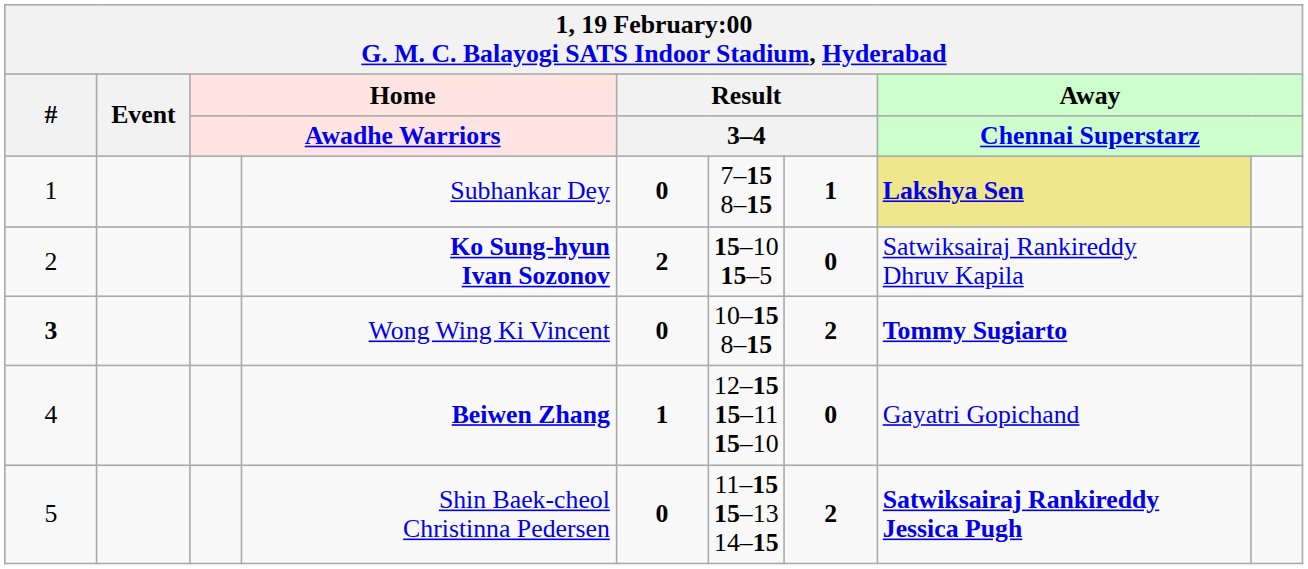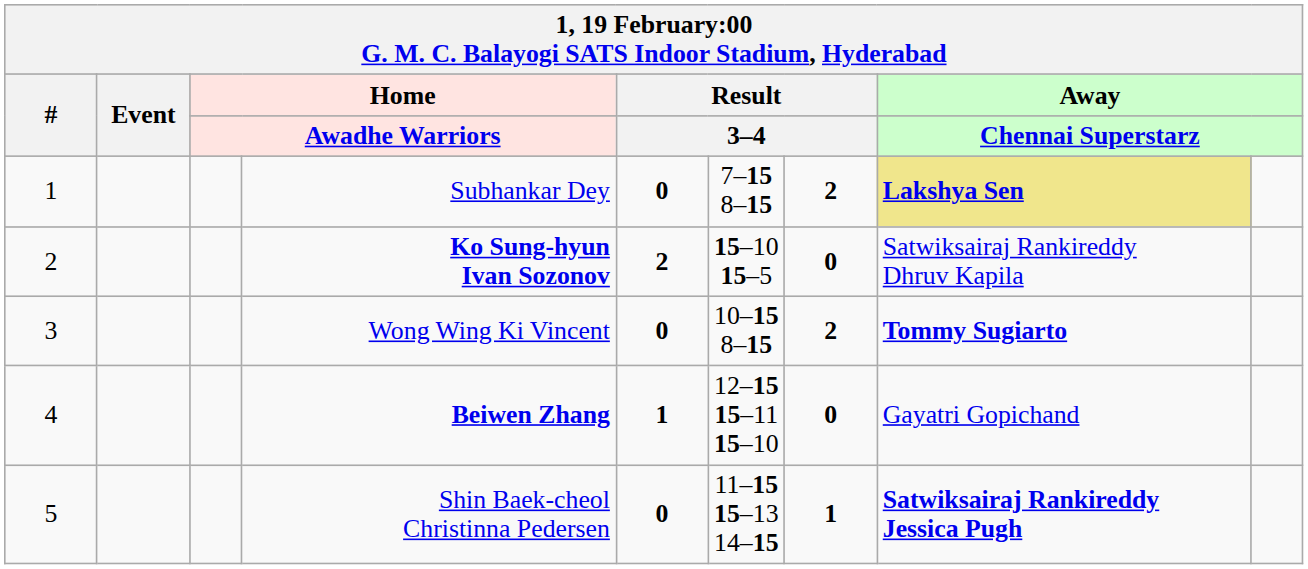(831, 190) 1 -> (831, 190) 2
(51, 330) bold -> (51, 330) normal
(831, 513) 2 -> (831, 513) 1
